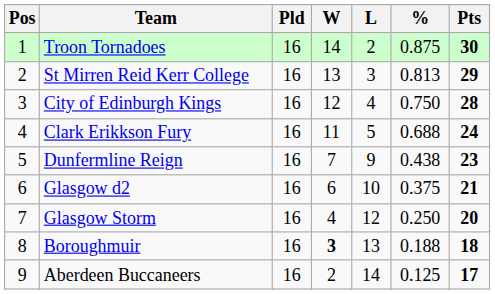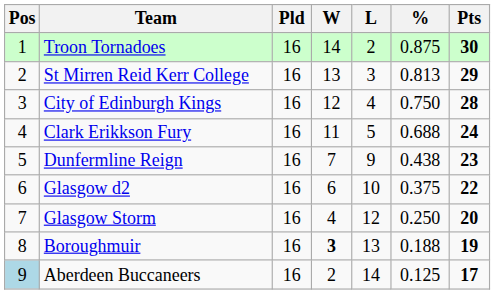(469, 189) 21 -> (469, 189) 22
(469, 246) 18 -> (469, 246) 19
(22, 274) no background -> (22, 274) lightblue background
